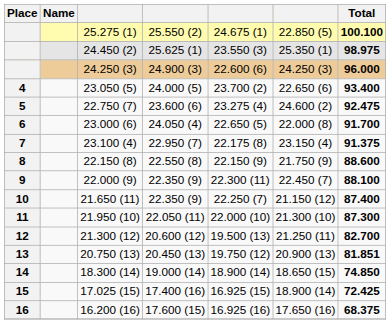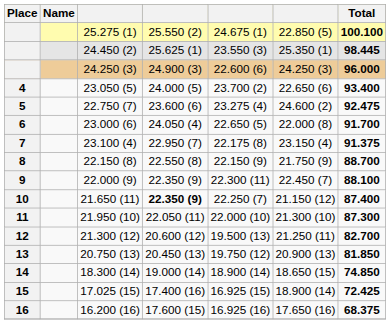(362, 50) 98.975 -> (362, 50) 98.445
(362, 161) 88.600 -> (362, 161) 88.700
(175, 198) normal -> (175, 198) bold
(362, 254) 81.851 -> (362, 254) 81.850
